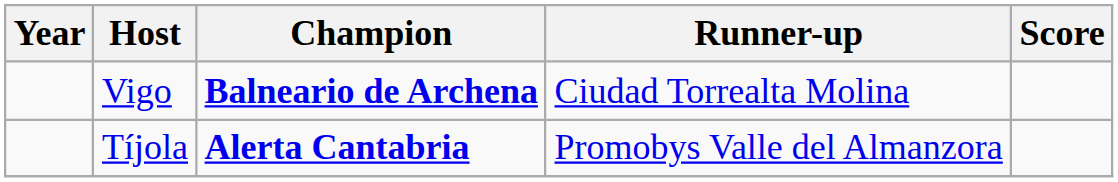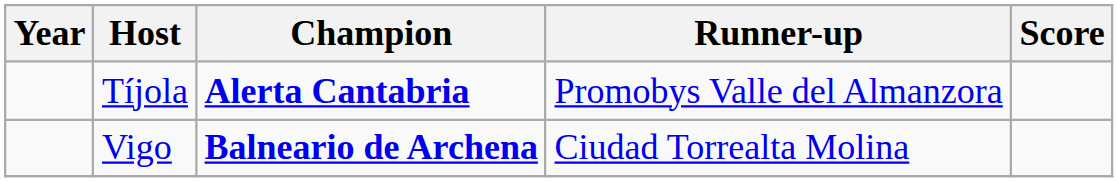rows swapped: (137, 90) <-> (145, 147)
